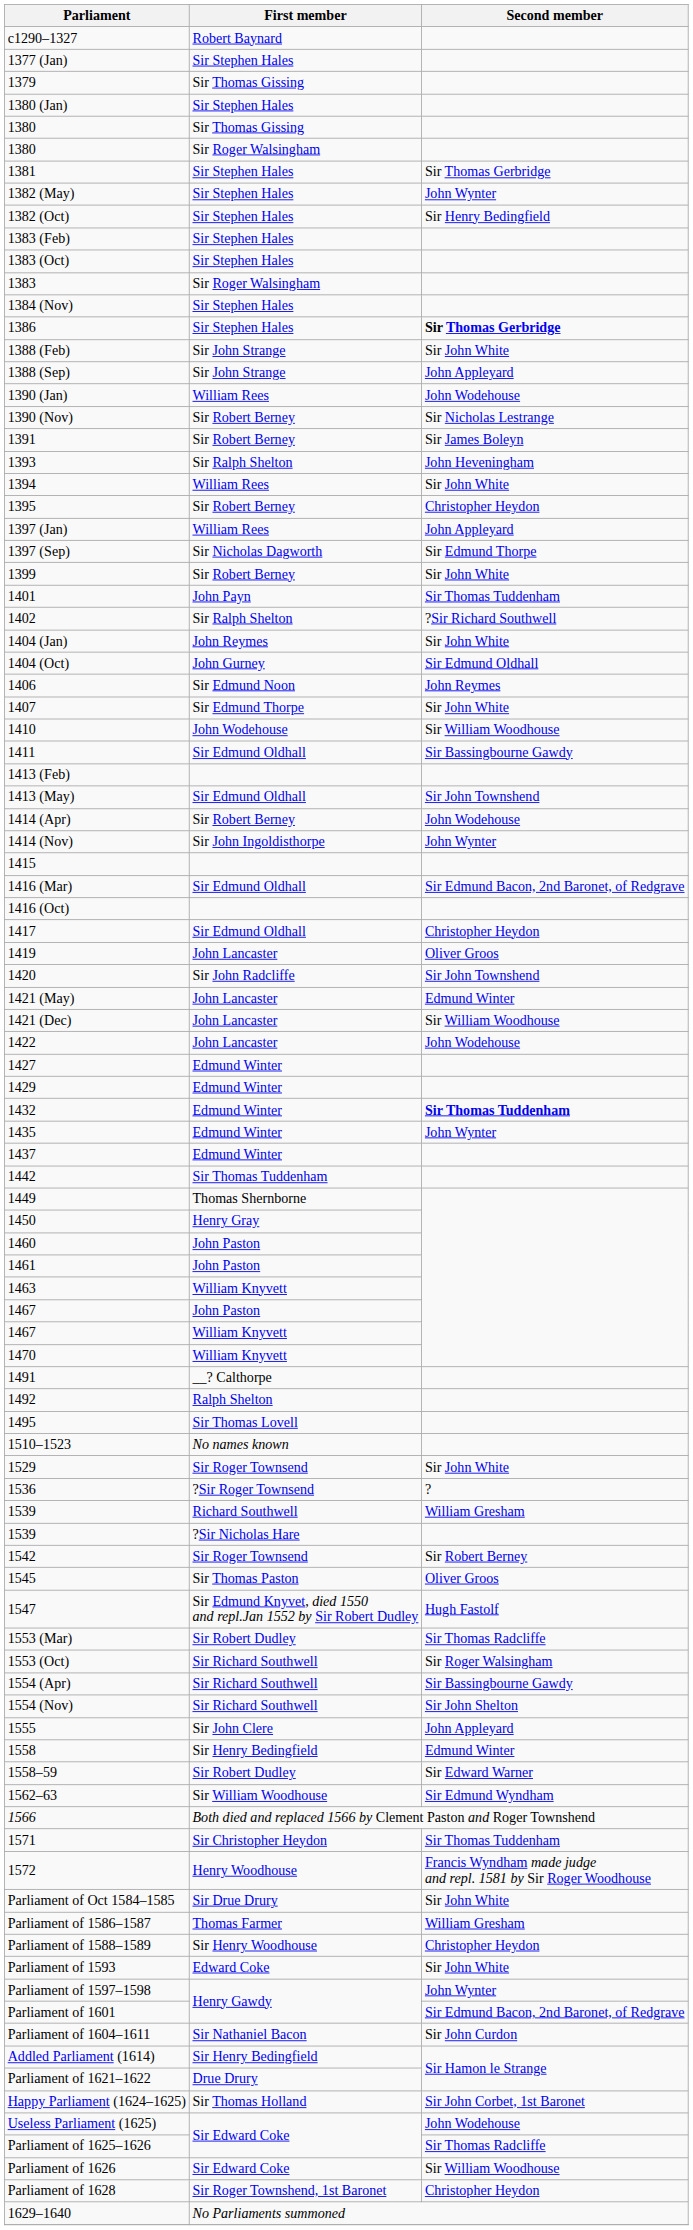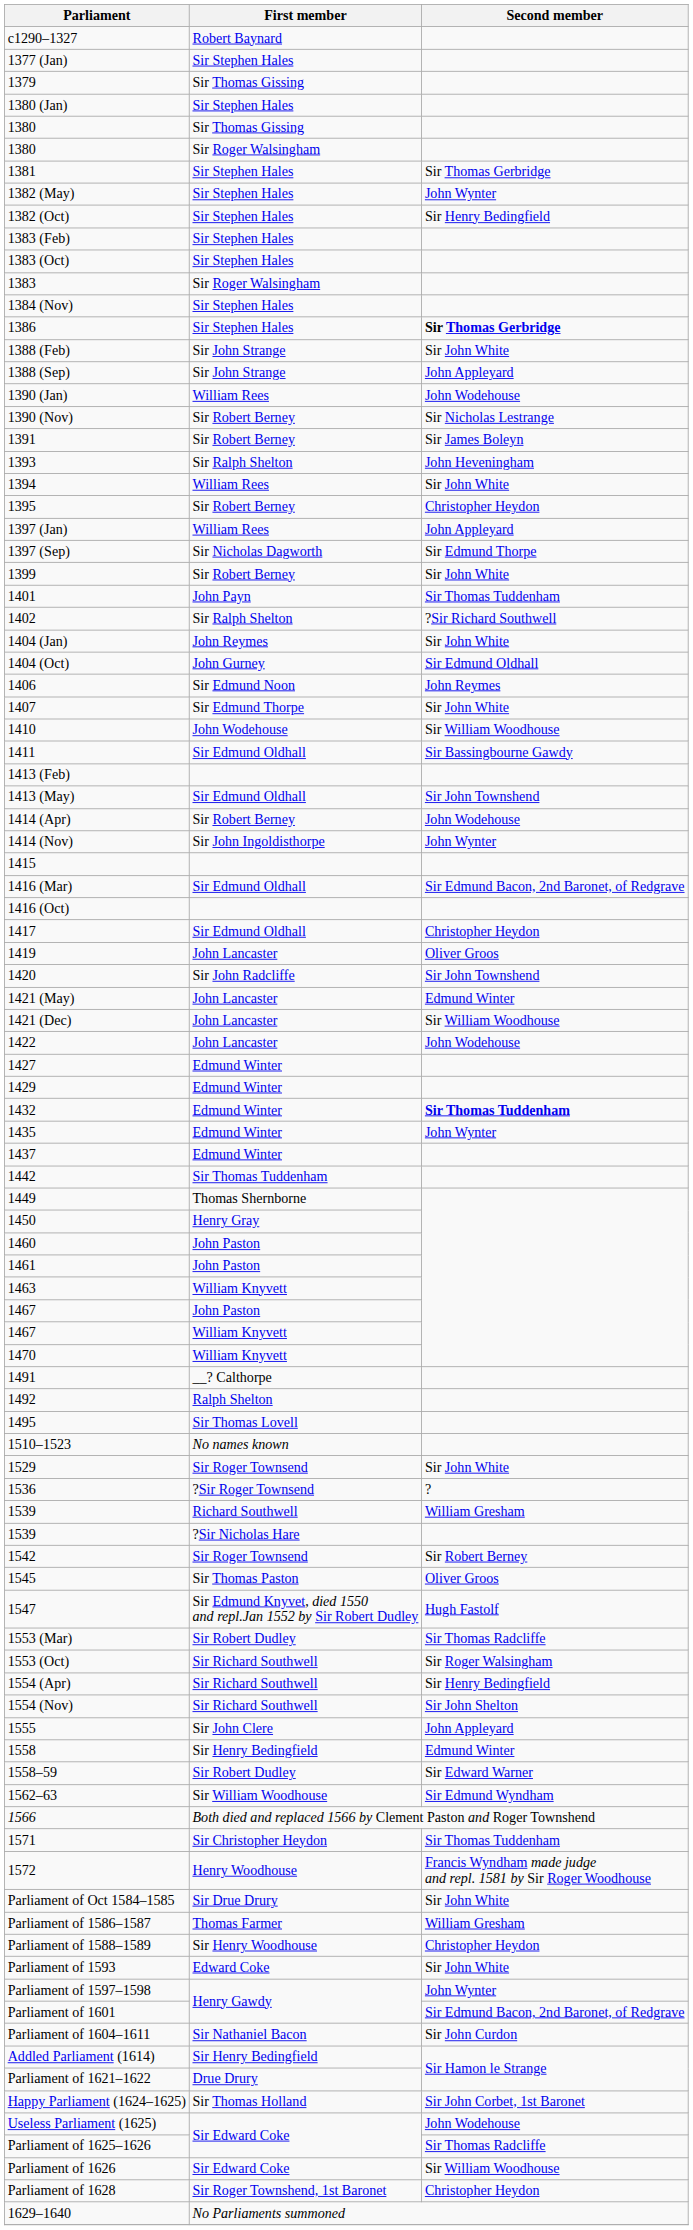(499, 1683) Sir Bassingbourne Gawdy -> (487, 1683) Sir Henry Bedingfield
